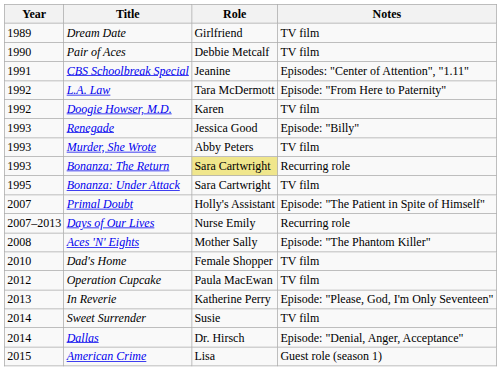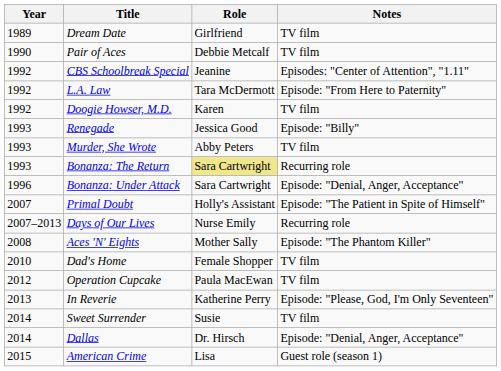(19, 71) 1991 -> (19, 71) 1992
(19, 185) 1995 -> (19, 185) 1996
(300, 185) TV film -> (372, 185) Episode: "Denial, Anger, Acceptance"
